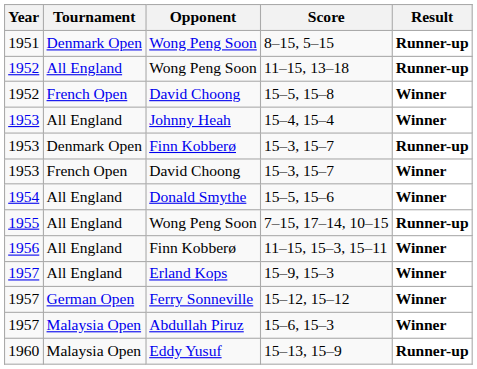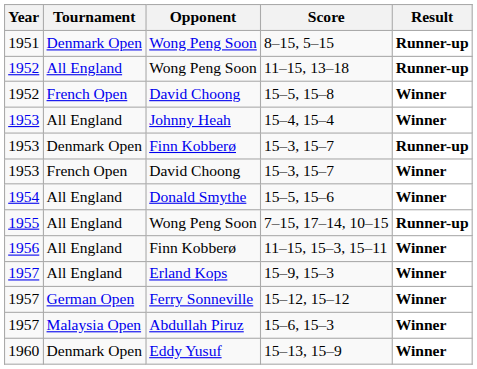(94, 351) Malaysia Open -> (94, 351) Denmark Open
(432, 351) Runner-up -> (421, 351) Winner
